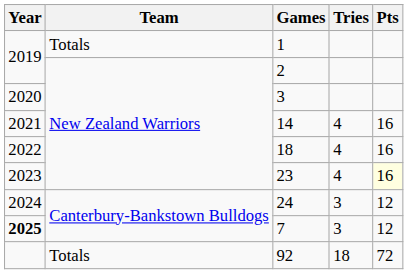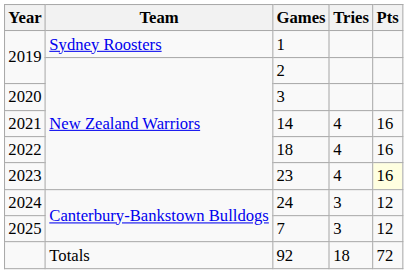(70, 44) Totals -> (105, 44) Sydney Roosters
(25, 228) bold -> (25, 228) normal
